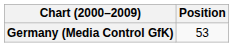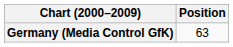(202, 32) 53 -> (202, 32) 63
